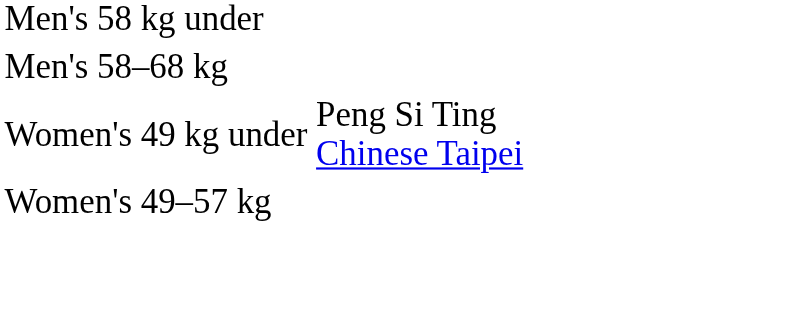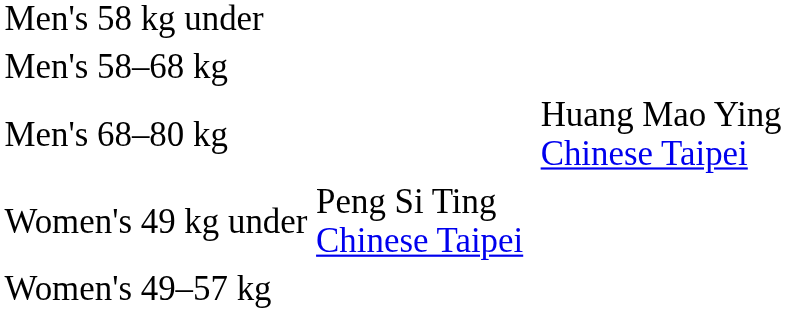+ row: (116, 134)
